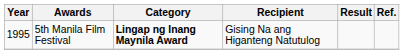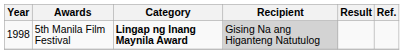(18, 35) 1995 -> (18, 35) 1998
(273, 35) no background -> (273, 35) lightgrey background
